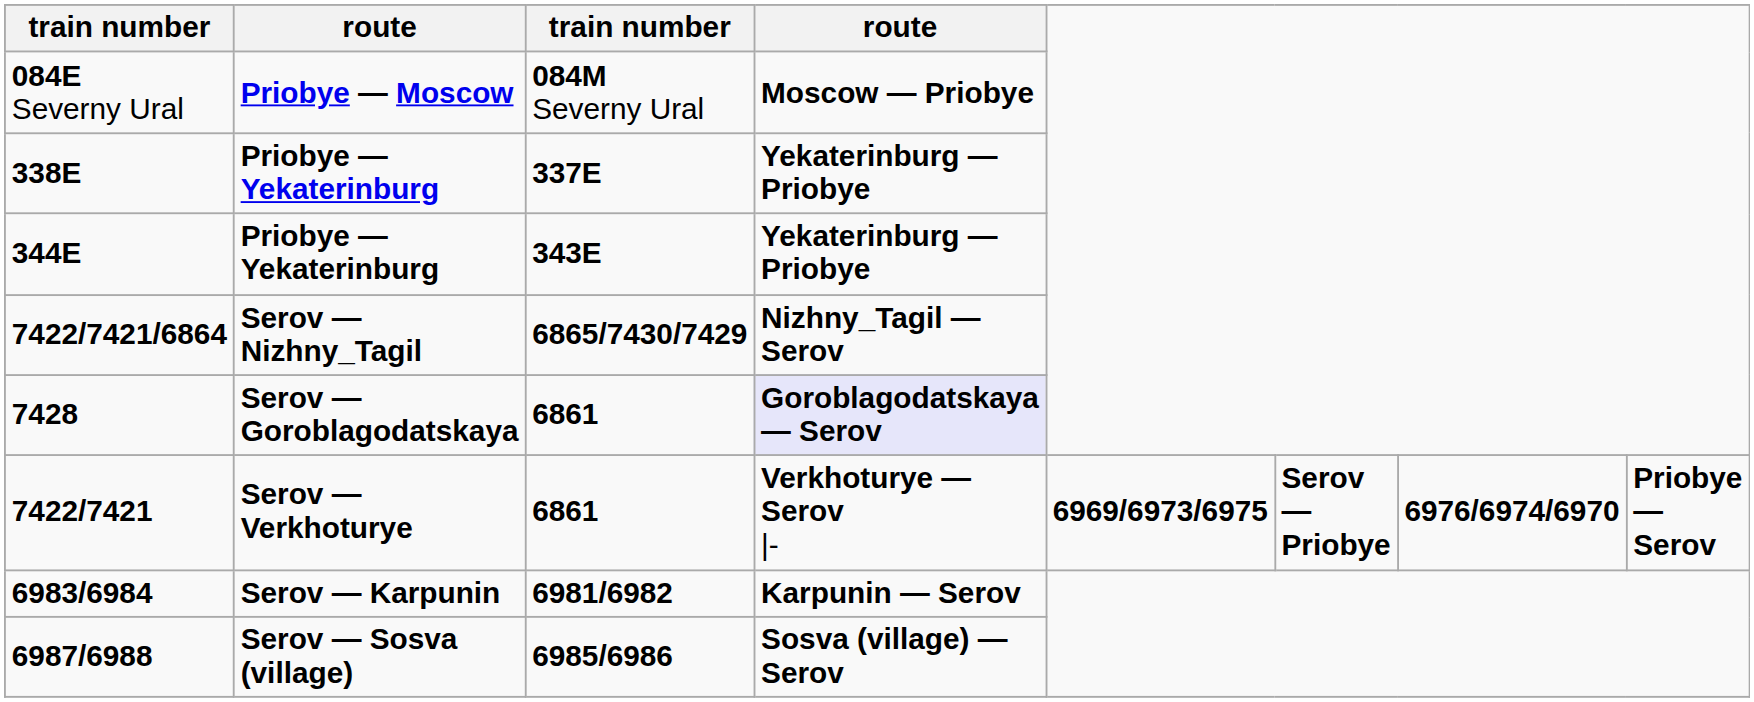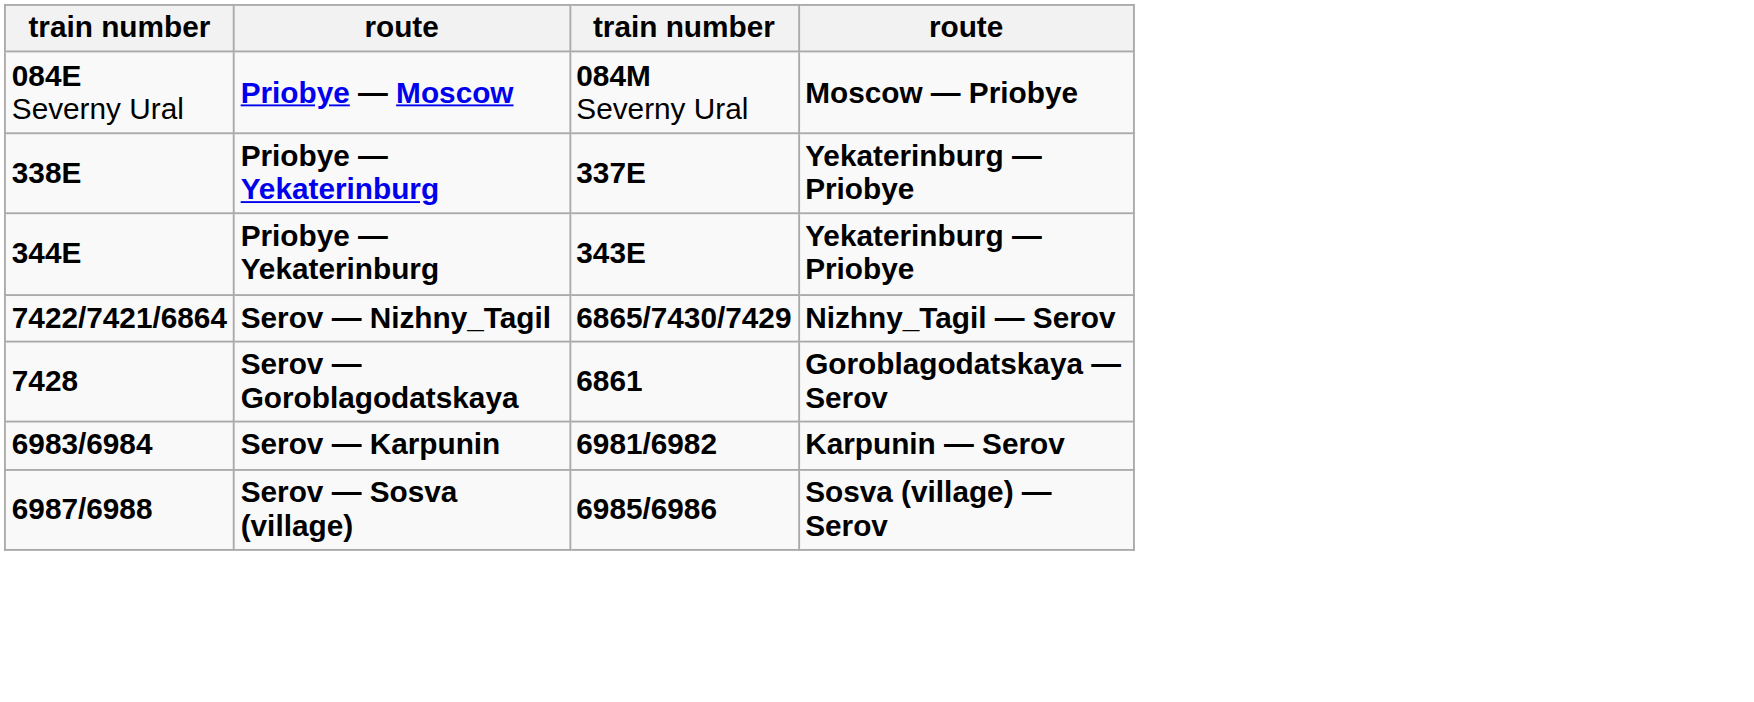(900, 414) lavender background -> (963, 381) no background
- row: (82, 512)
